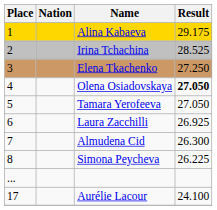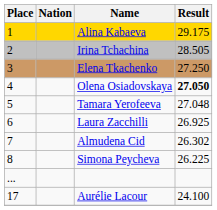(193, 50) 28.525 -> (193, 50) 28.505
(193, 104) 27.050 -> (193, 104) 27.048
(193, 141) 26.300 -> (193, 141) 26.302
